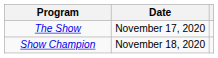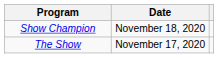rows swapped: (58, 28) <-> (58, 45)
